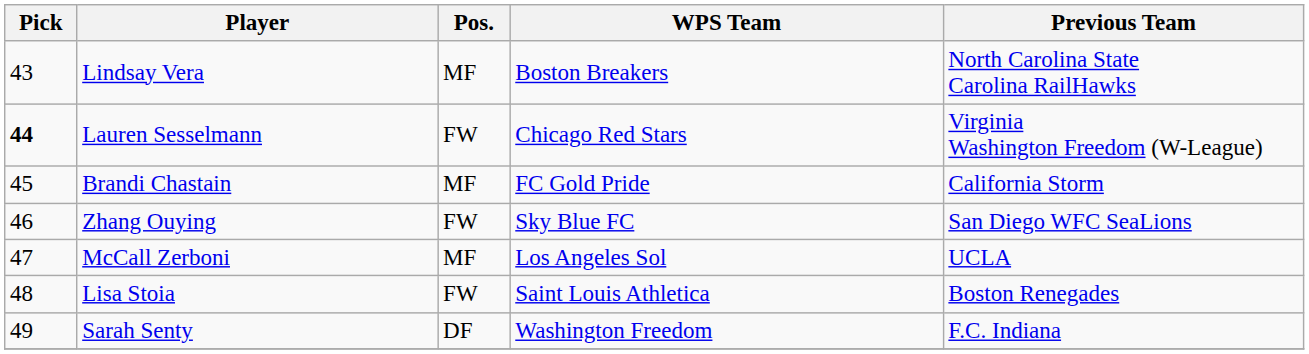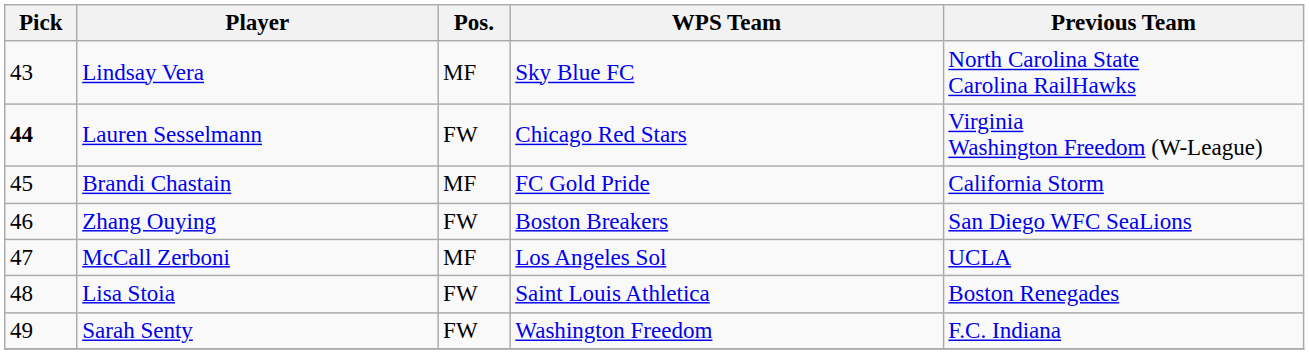(592, 72) Boston Breakers -> (575, 72) Sky Blue FC
(575, 220) Sky Blue FC -> (592, 220) Boston Breakers
(458, 330) DF -> (460, 330) FW
